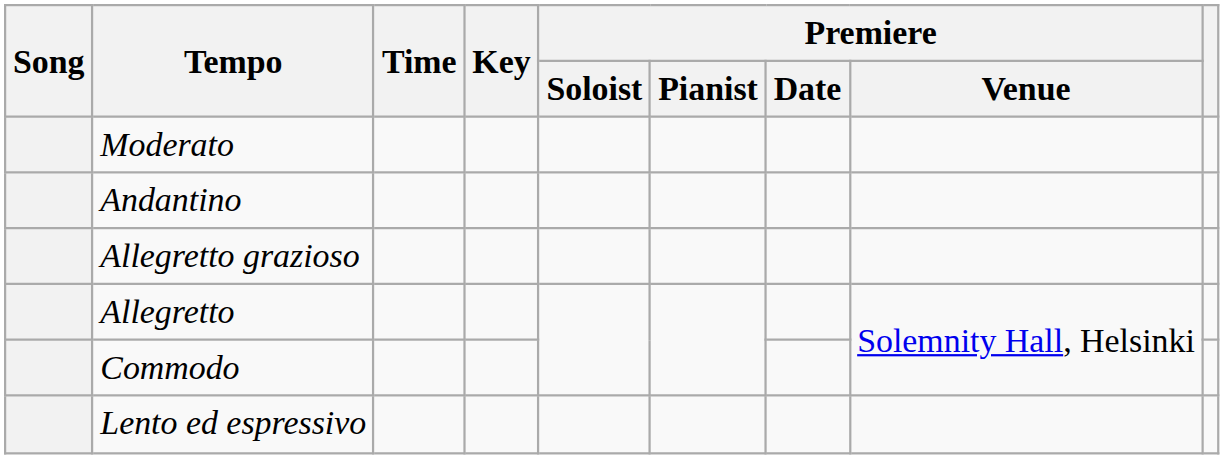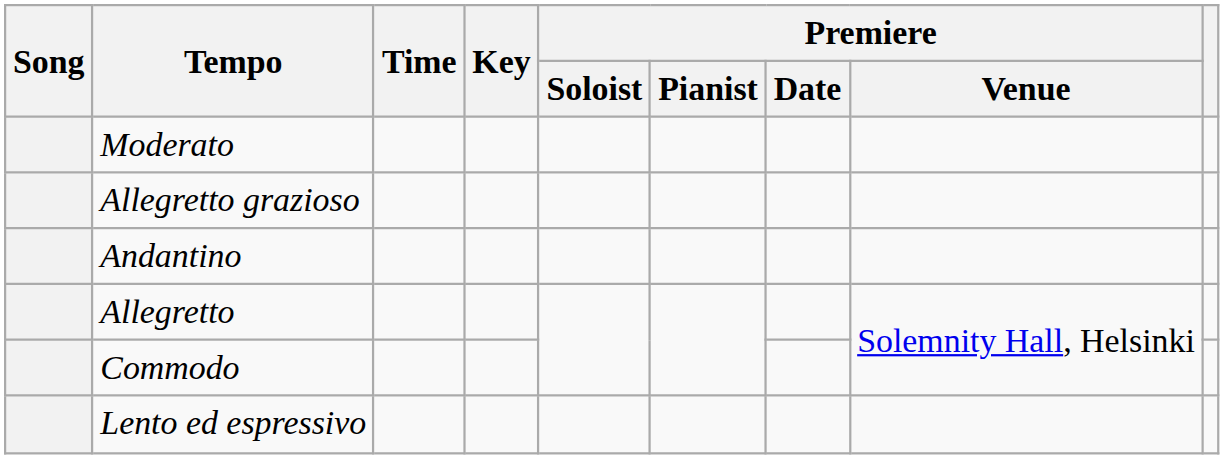rows swapped: (171, 200) <-> (230, 256)
